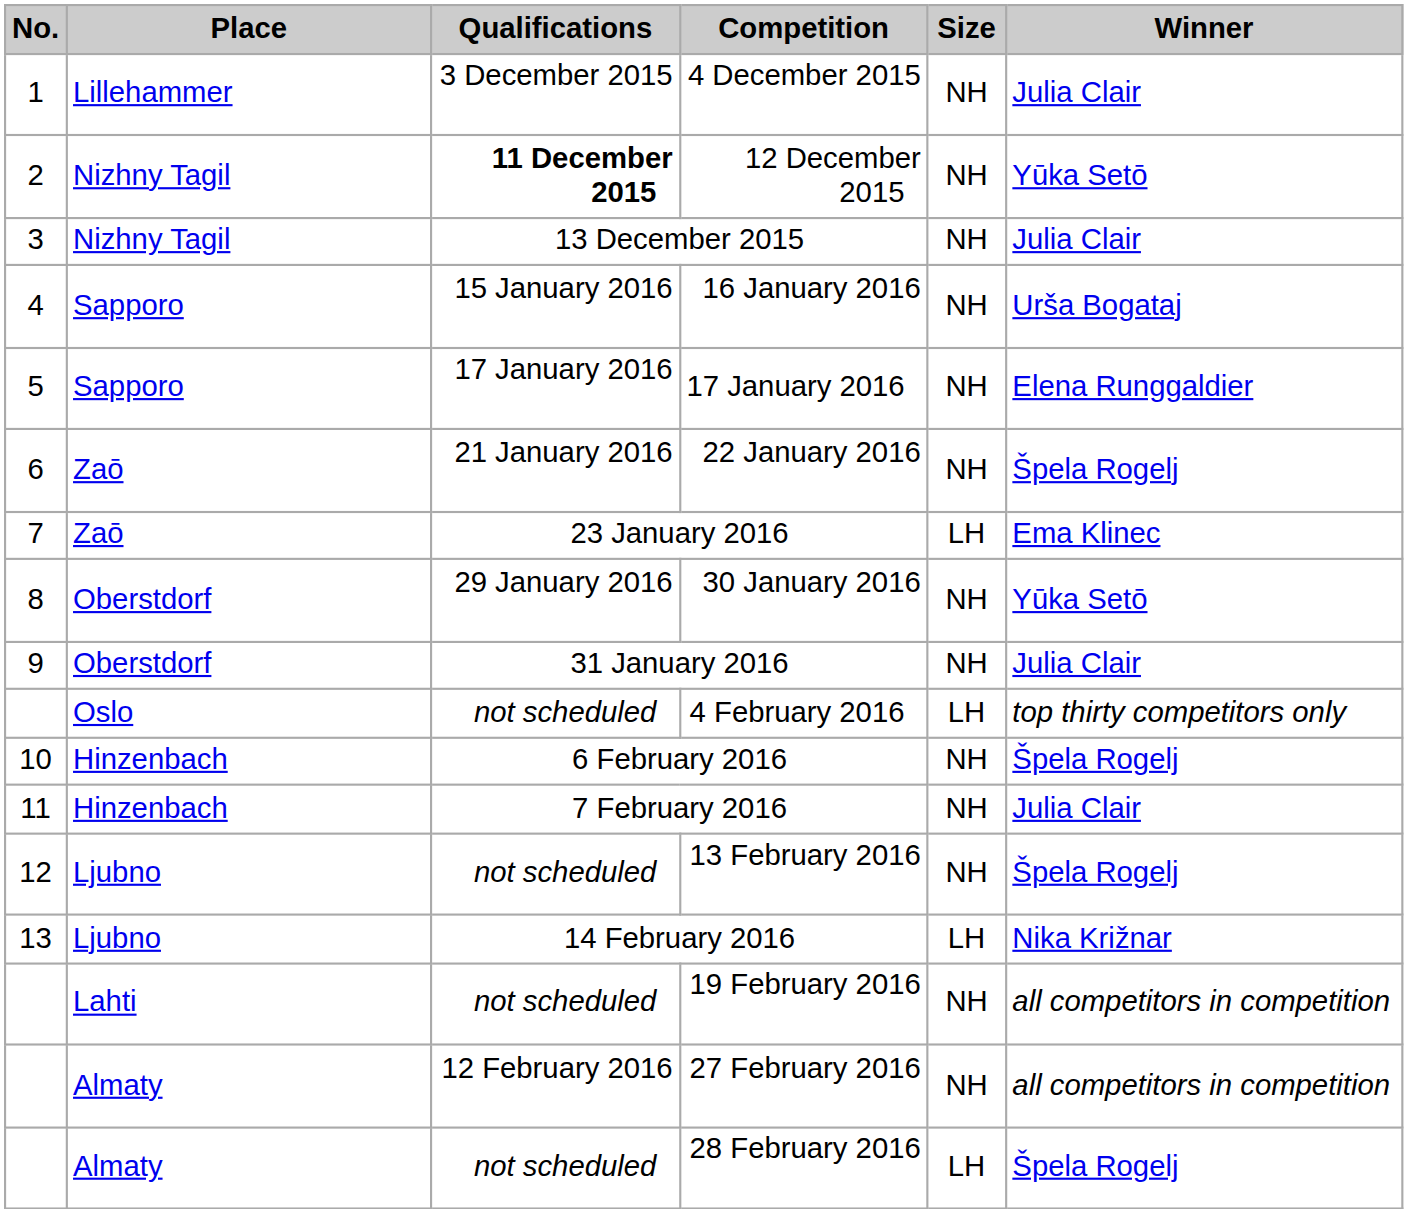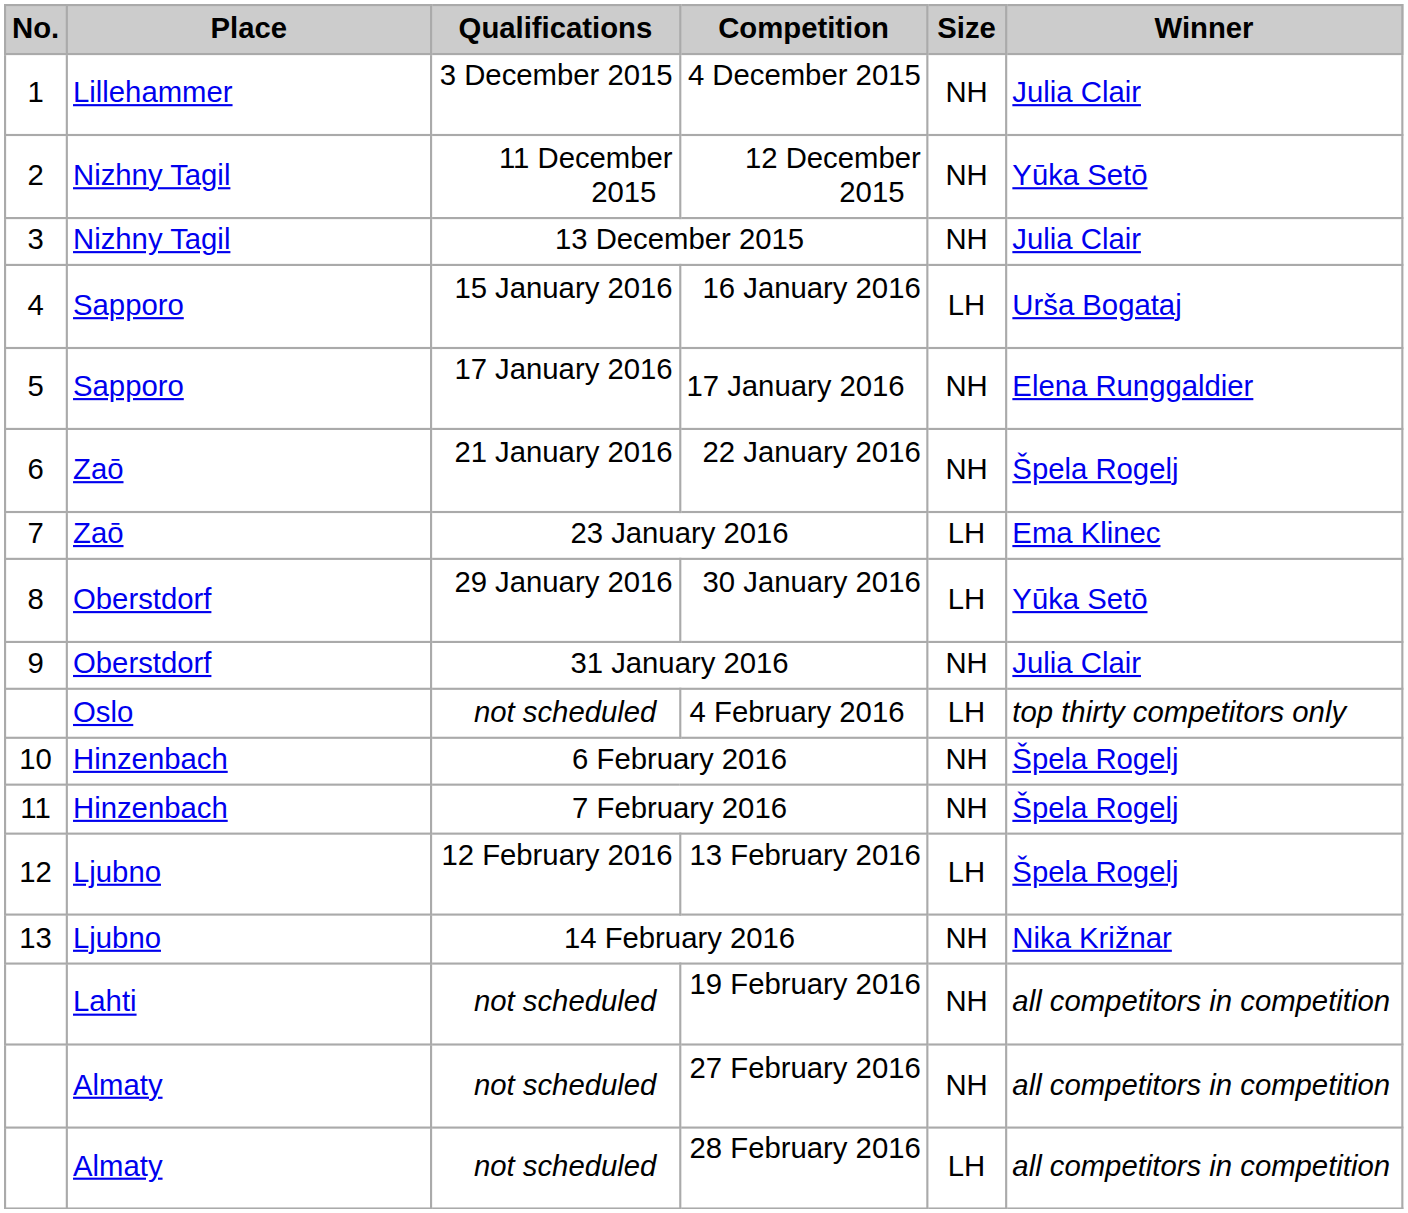(582, 175) bold -> (586, 175) normal
(967, 305) NH -> (967, 305) LH
(967, 599) NH -> (967, 599) LH
(1077, 807) Julia Clair -> (1095, 807) Špela Rogelj
(573, 872) not scheduled -> (557, 872) 12 February 2016
(967, 872) NH -> (967, 872) LH
(967, 937) LH -> (967, 937) NH
(557, 1084) 12 February 2016 -> (573, 1084) not scheduled
(1095, 1166) Špela Rogelj -> (1201, 1166) all competitors in competition
